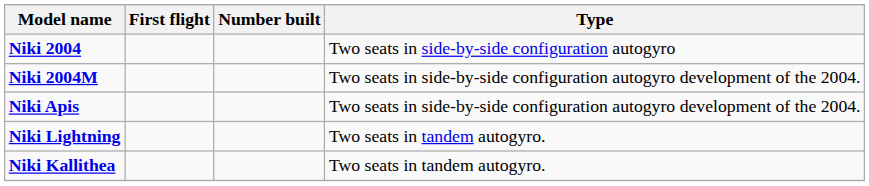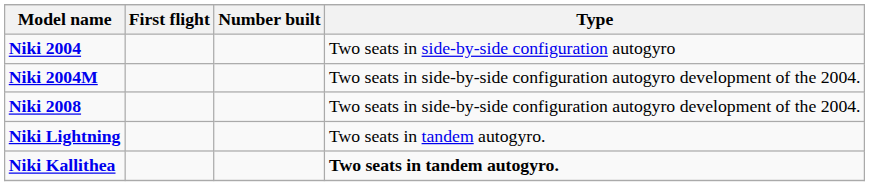- row: (44, 107)
+ row: (45, 107)
(437, 165) normal -> (444, 165) bold
